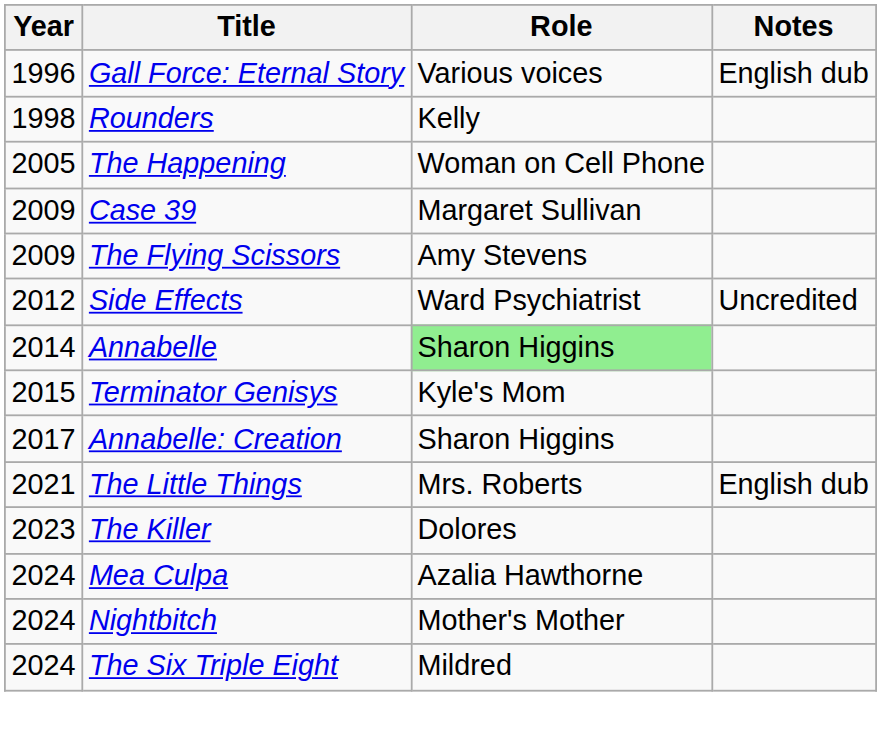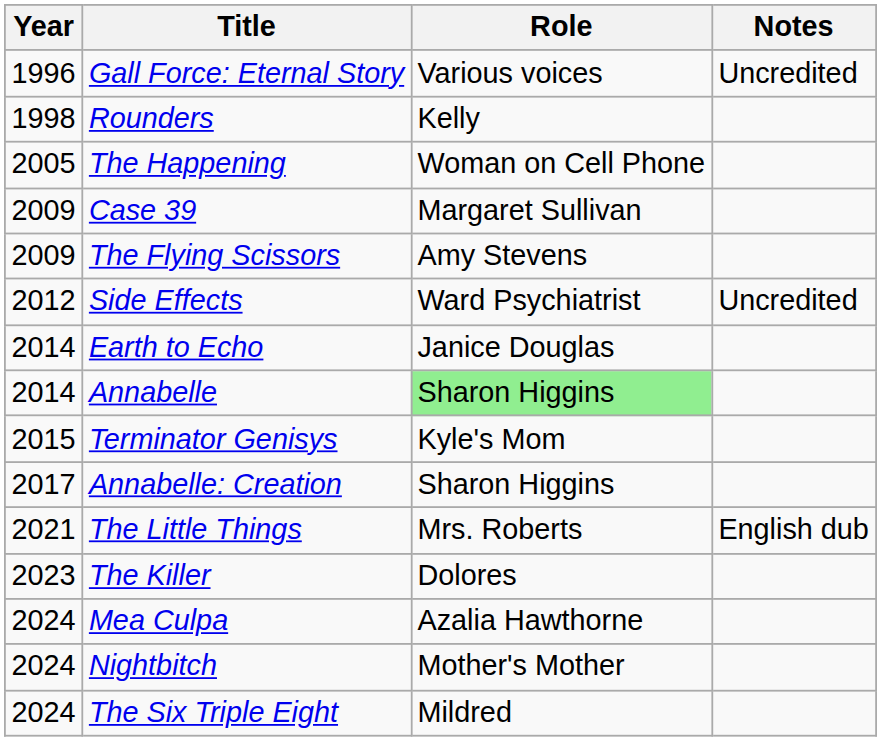(794, 73) English dub -> (788, 73) Uncredited
+ row: (176, 347)
